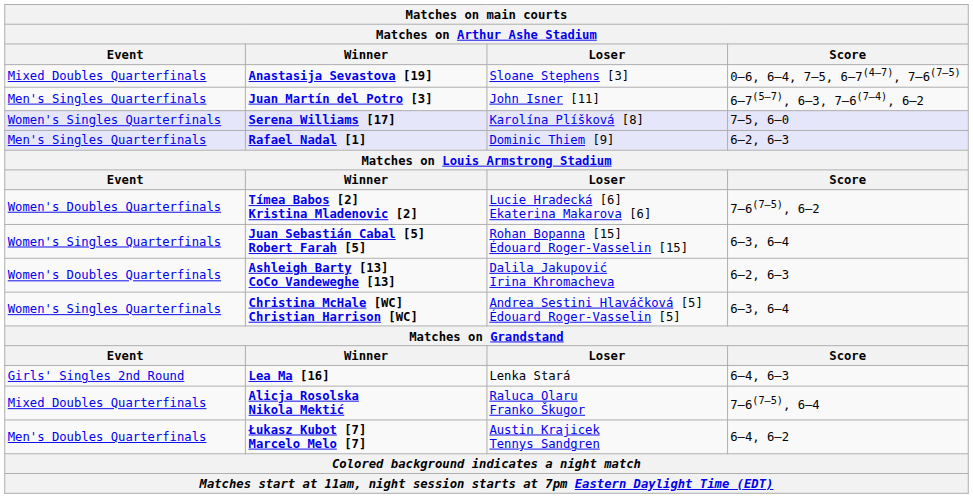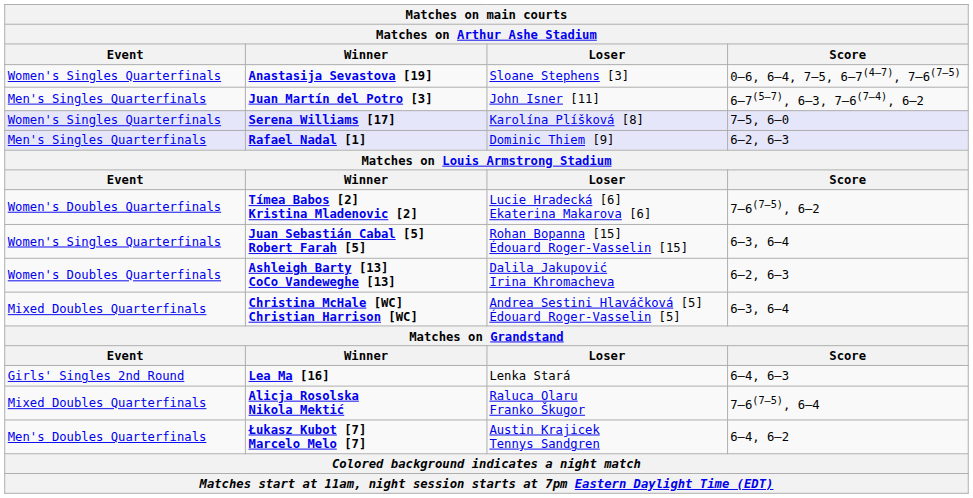(107, 76) Mixed Doubles Quarterfinals -> (114, 76) Women's Singles Quarterfinals
(114, 309) Women's Singles Quarterfinals -> (107, 309) Mixed Doubles Quarterfinals
